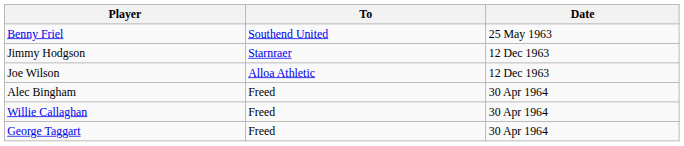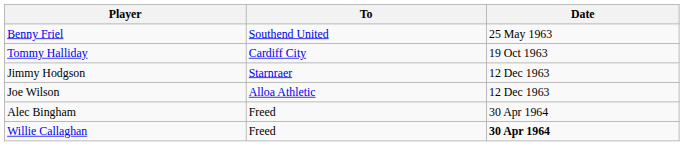+ row: (47, 53)
(518, 112) normal -> (519, 131) bold
- row: (44, 131)
